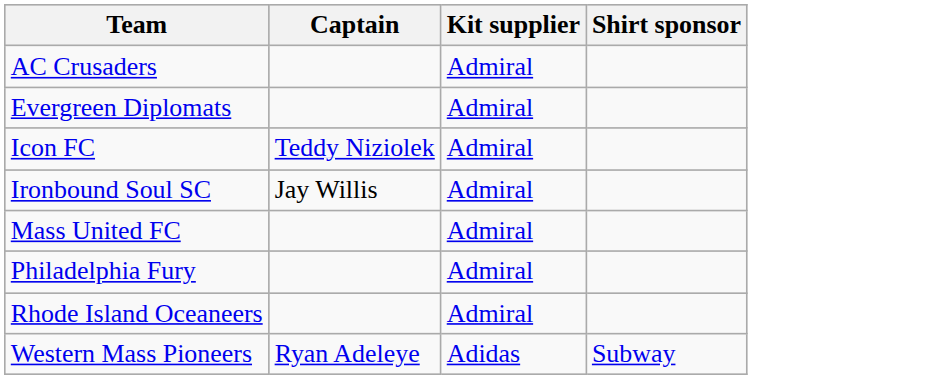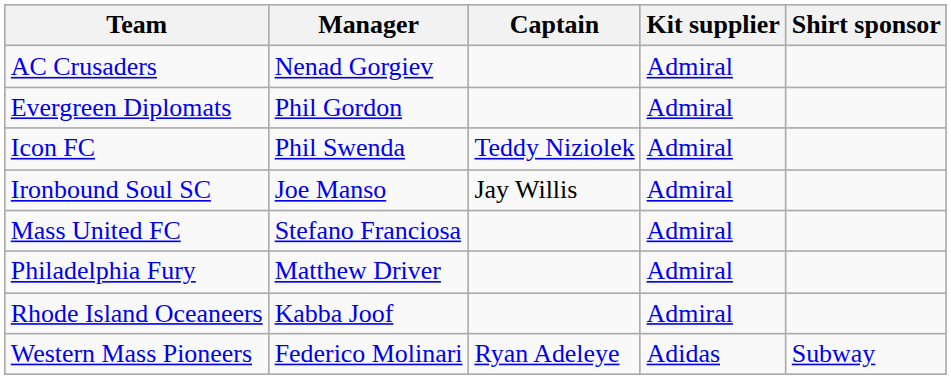+ column: (369, 25)
